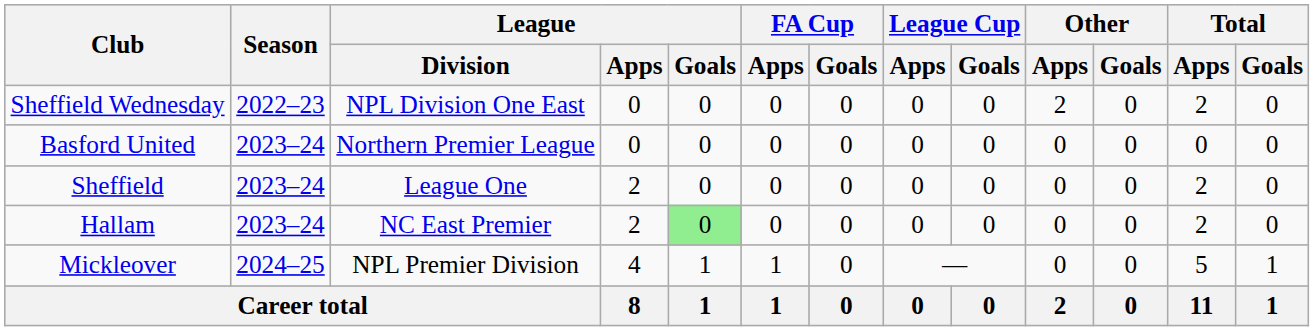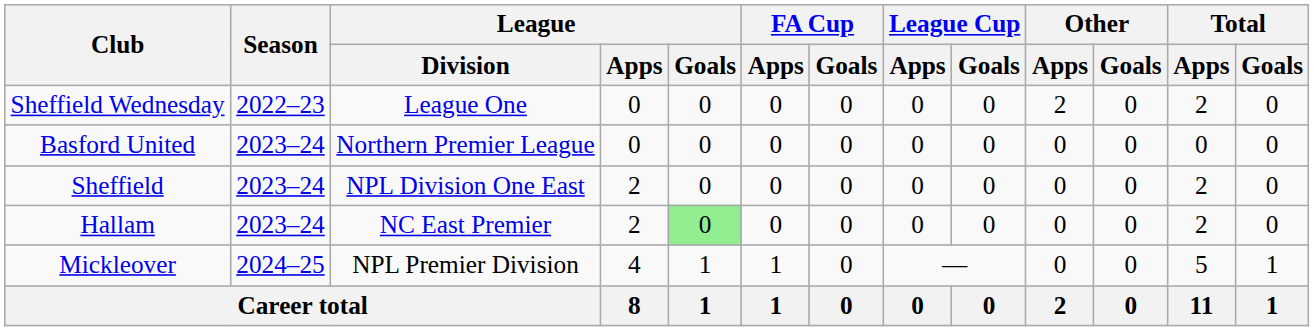(466, 104) NPL Division One East -> (466, 104) League One
(466, 184) League One -> (466, 184) NPL Division One East
